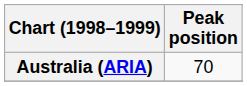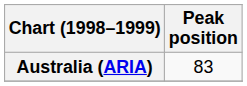(203, 66) 70 -> (203, 66) 83
